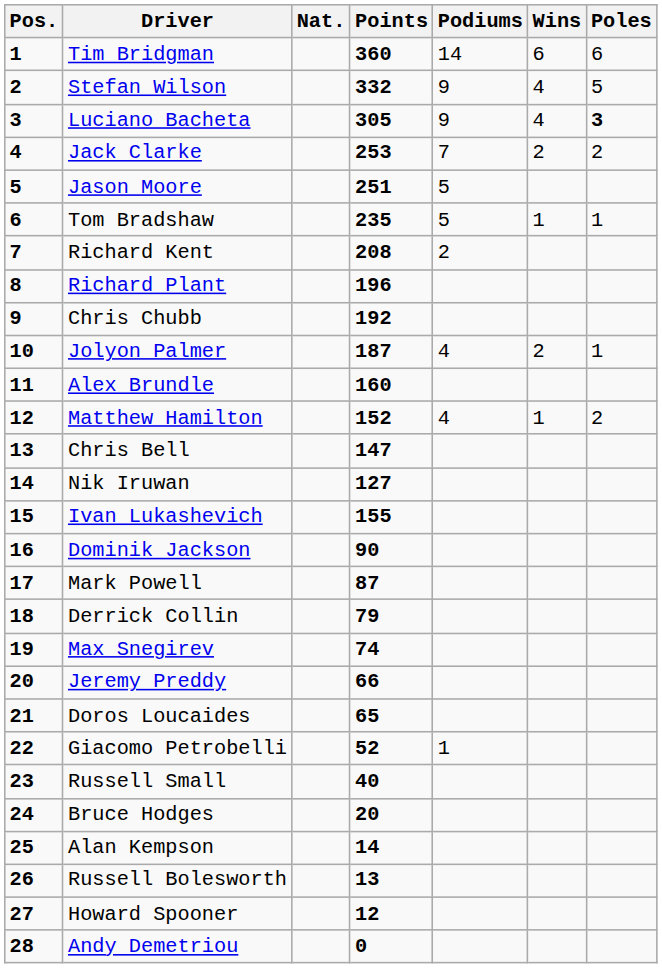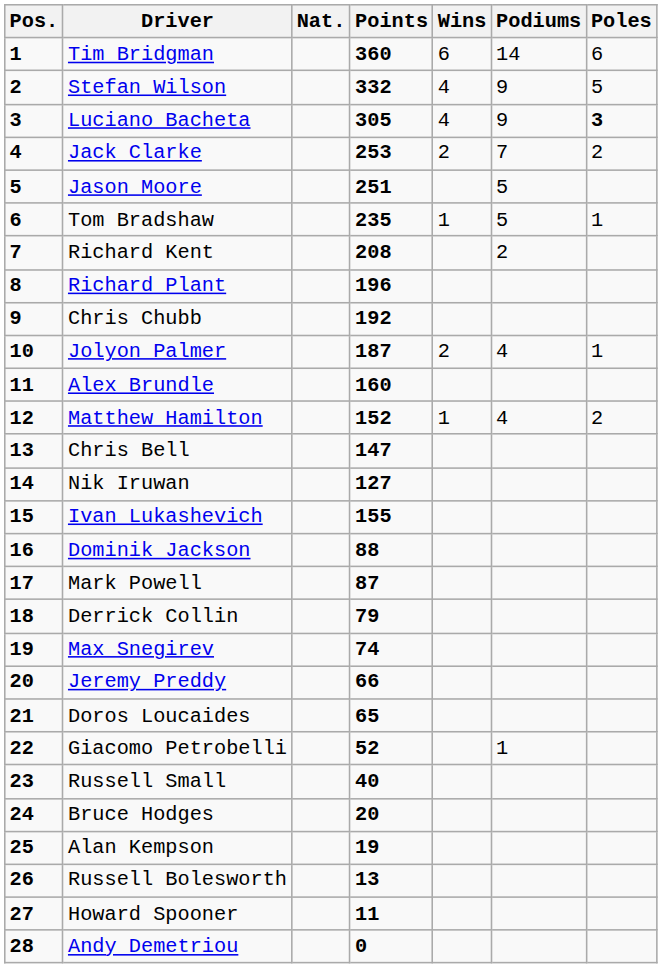columns swapped: (557, 21) <-> (480, 21)
(367, 550) 90 -> (367, 550) 88
(367, 848) 14 -> (367, 848) 19
(367, 914) 12 -> (367, 914) 11
